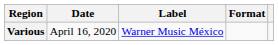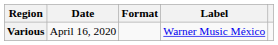columns swapped: (247, 13) <-> (172, 13)
